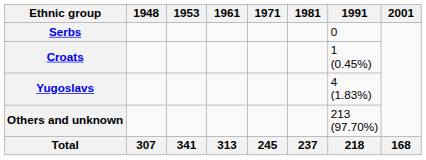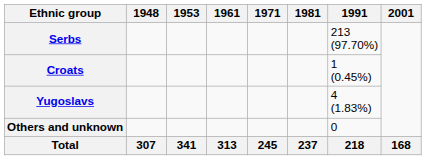(334, 32) 0 -> (354, 38) 213 (97.70%)
(354, 120) 213 (97.70%) -> (334, 127) 0
